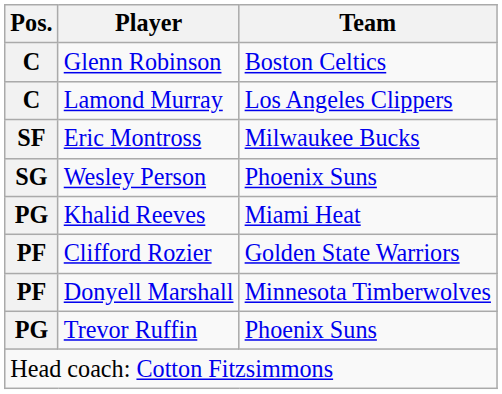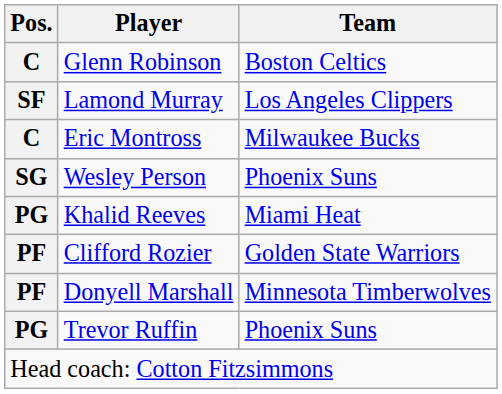(31, 100) C -> (31, 100) SF
(31, 138) SF -> (31, 138) C
